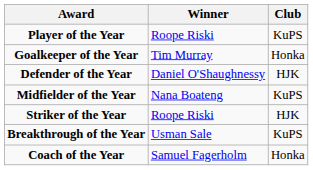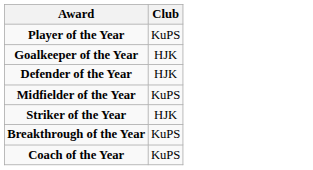- column: (208, 14)
(288, 54) Honka -> (166, 54) HJK
(288, 154) Honka -> (166, 154) KuPS
